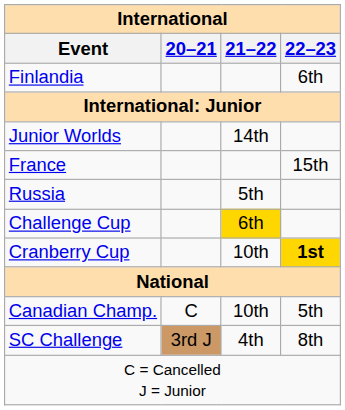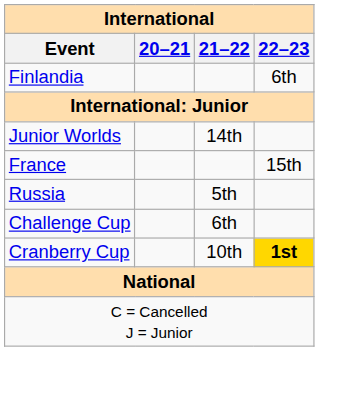(251, 223) gold background -> (224, 223) no background
- row: (83, 310)
- row: (66, 340)
